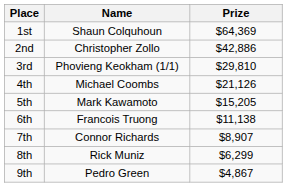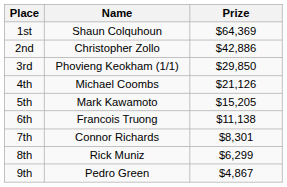(236, 66) $29,810 -> (236, 66) $29,850
(236, 137) $8,907 -> (236, 137) $8,301
